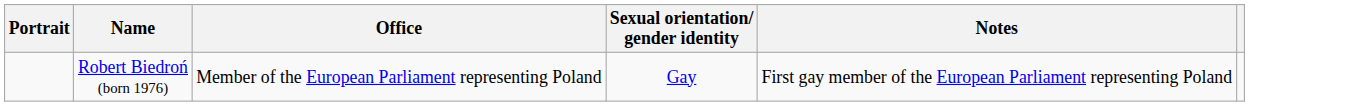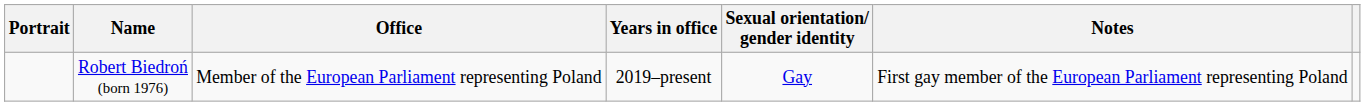+ column: (664, 28)
